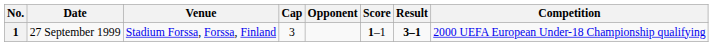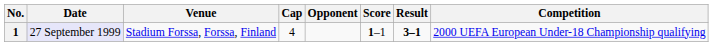(75, 32) no background -> (75, 32) lavender background
(292, 32) 3 -> (292, 32) 4
